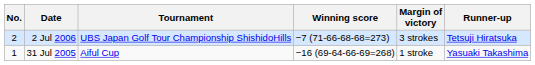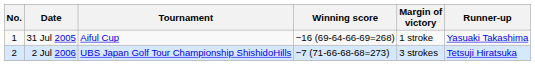rows swapped: (51, 53) <-> (54, 38)
